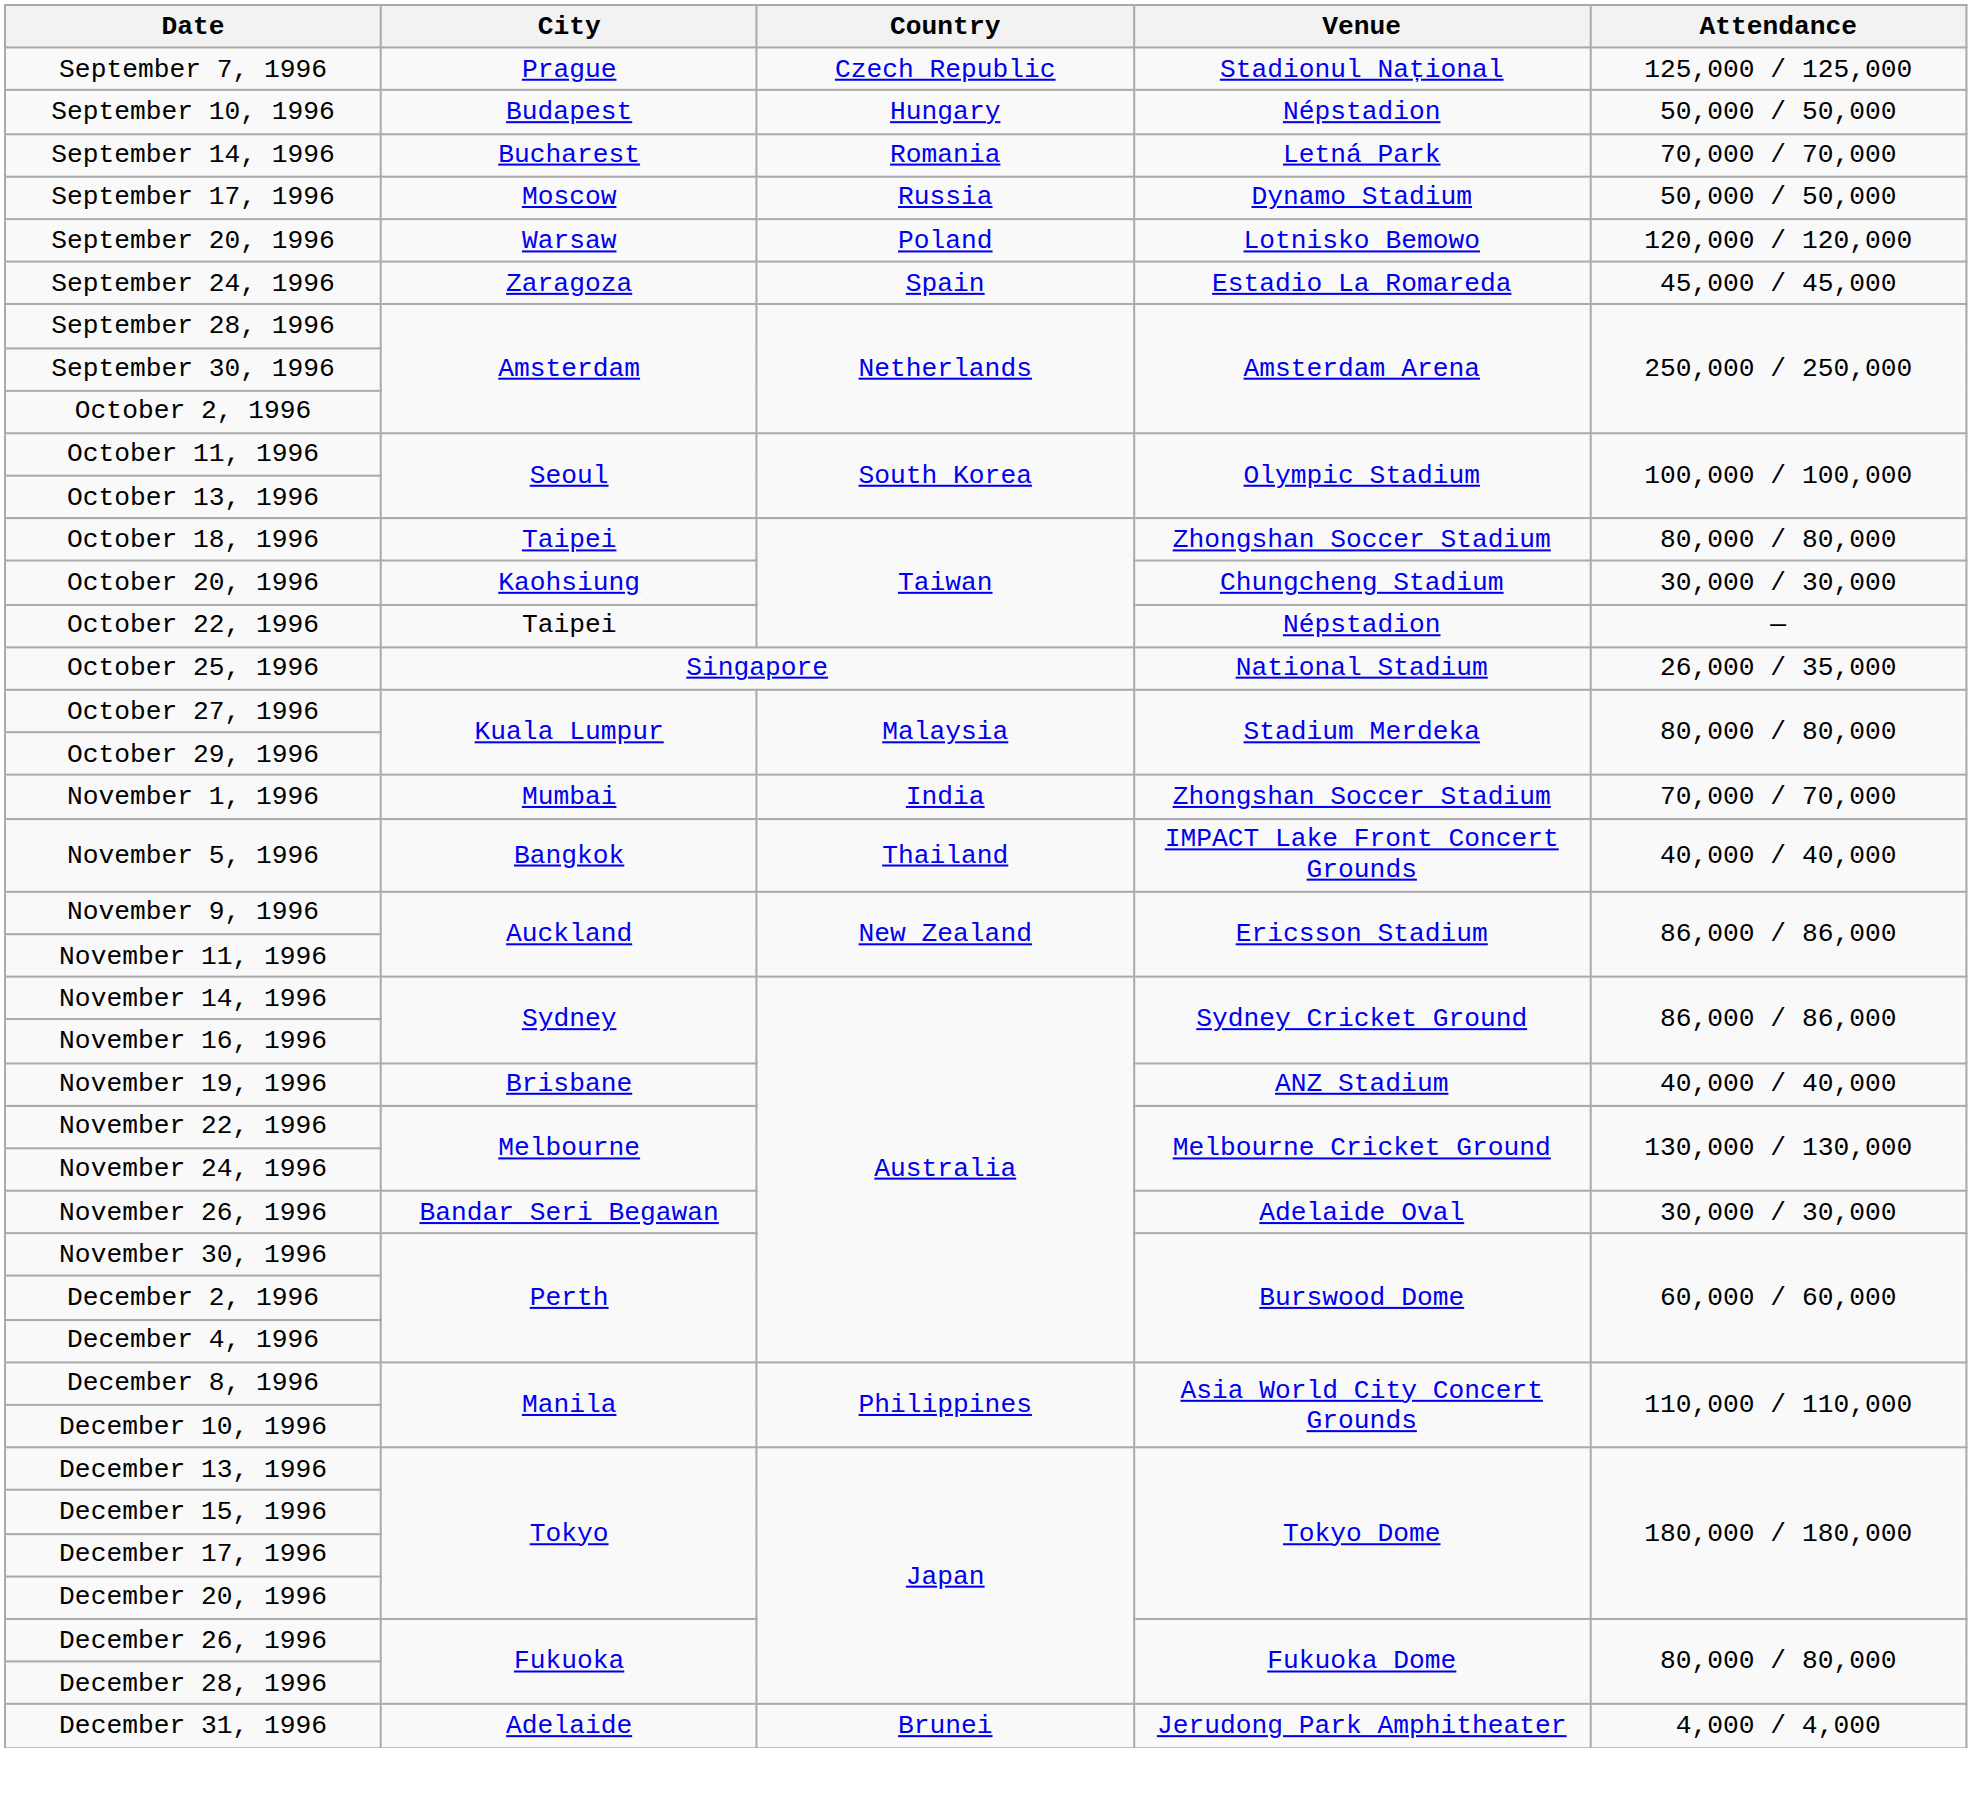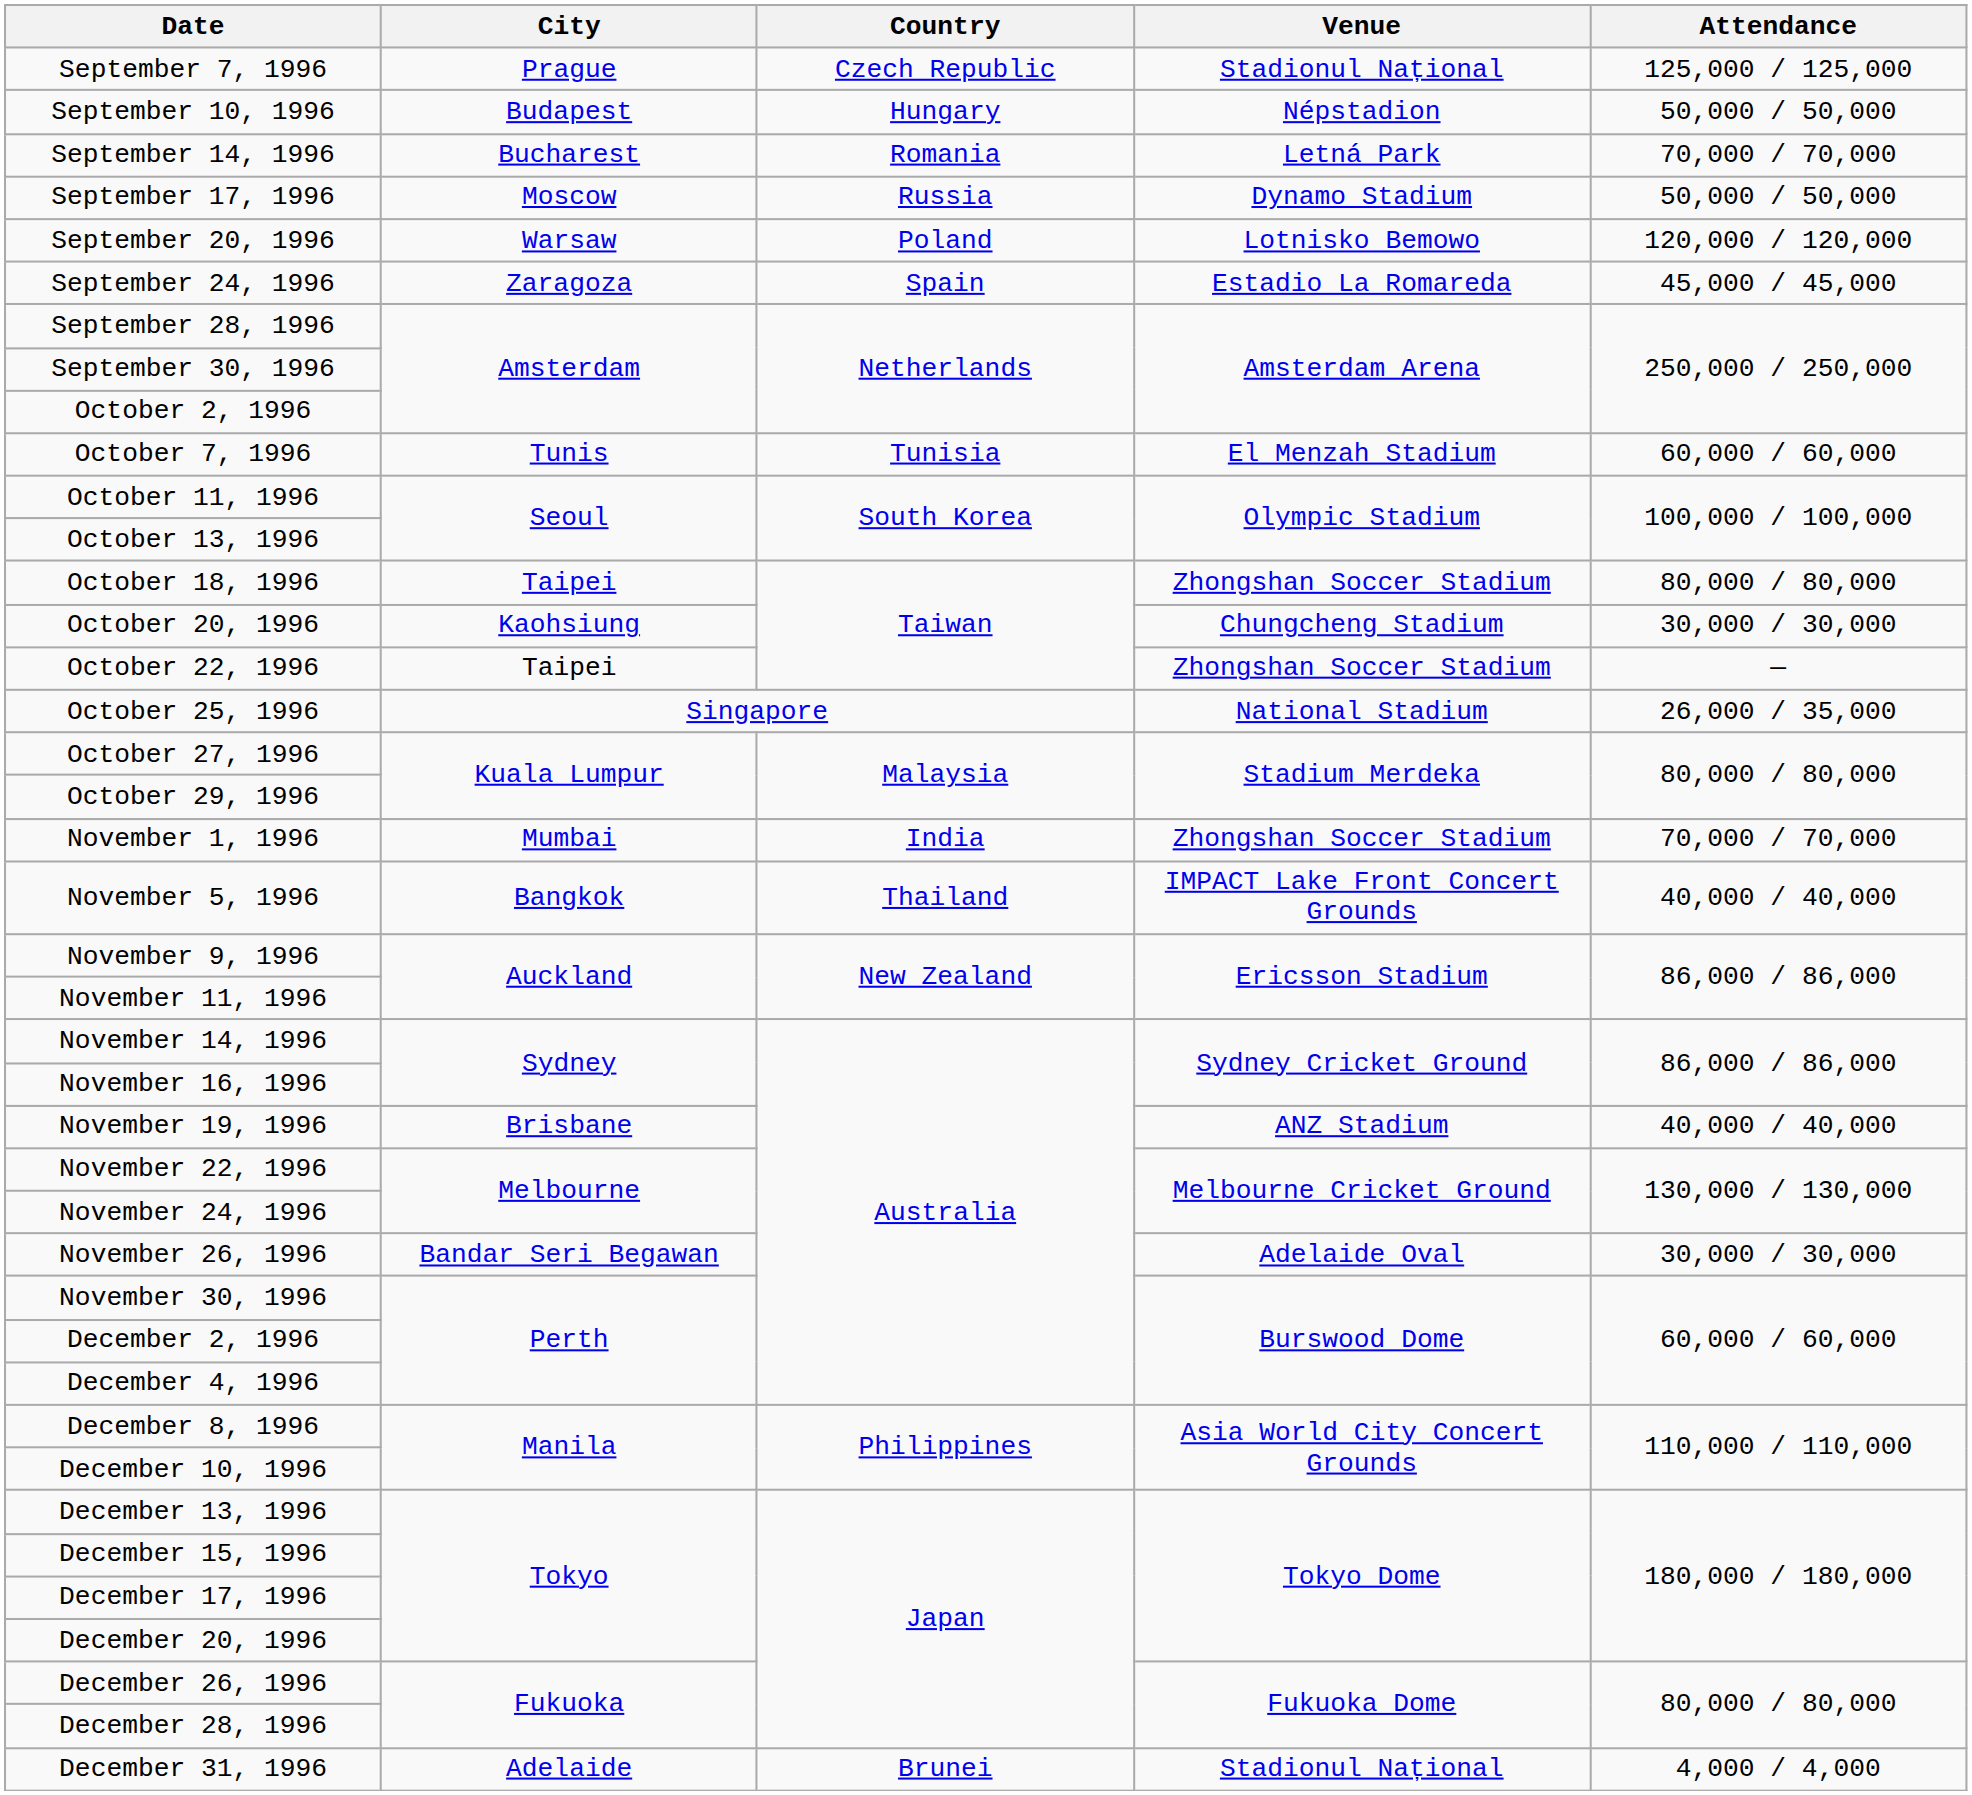+ row: (193, 454)
(1362, 626) Népstadion -> (1362, 668) Zhongshan Soccer Stadium
(1362, 1726) Jerudong Park Amphitheater -> (1362, 1769) Stadionul Național
